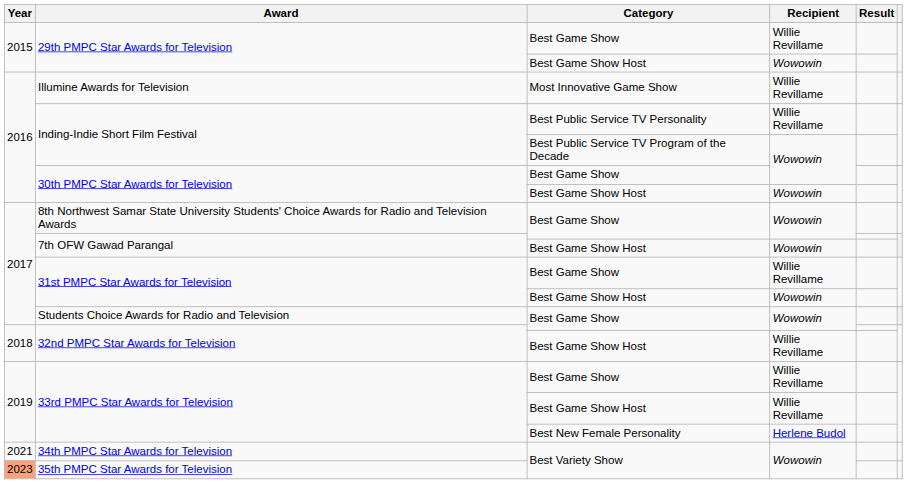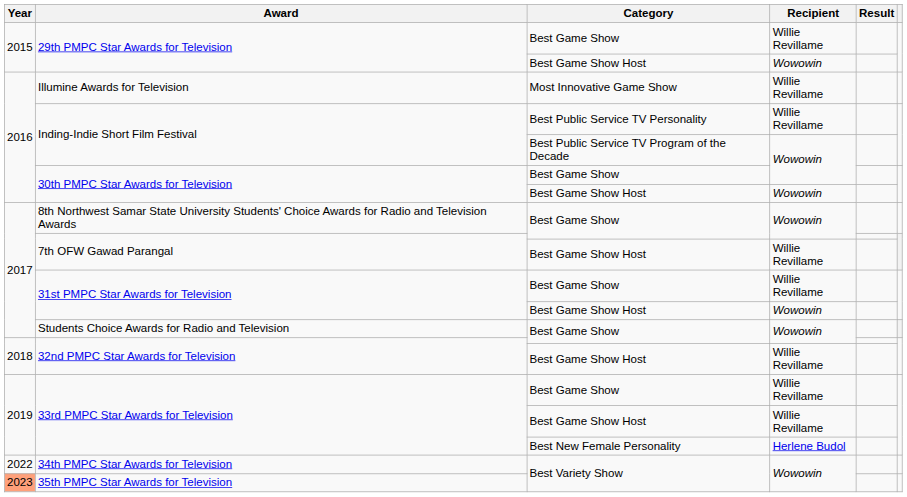(797, 248) Wowowin -> (798, 254) Willie Revillame
(20, 451) 2021 -> (20, 464) 2022
